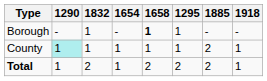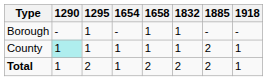columns swapped: (187, 13) <-> (97, 13)
(148, 31) bold -> (148, 31) normal
